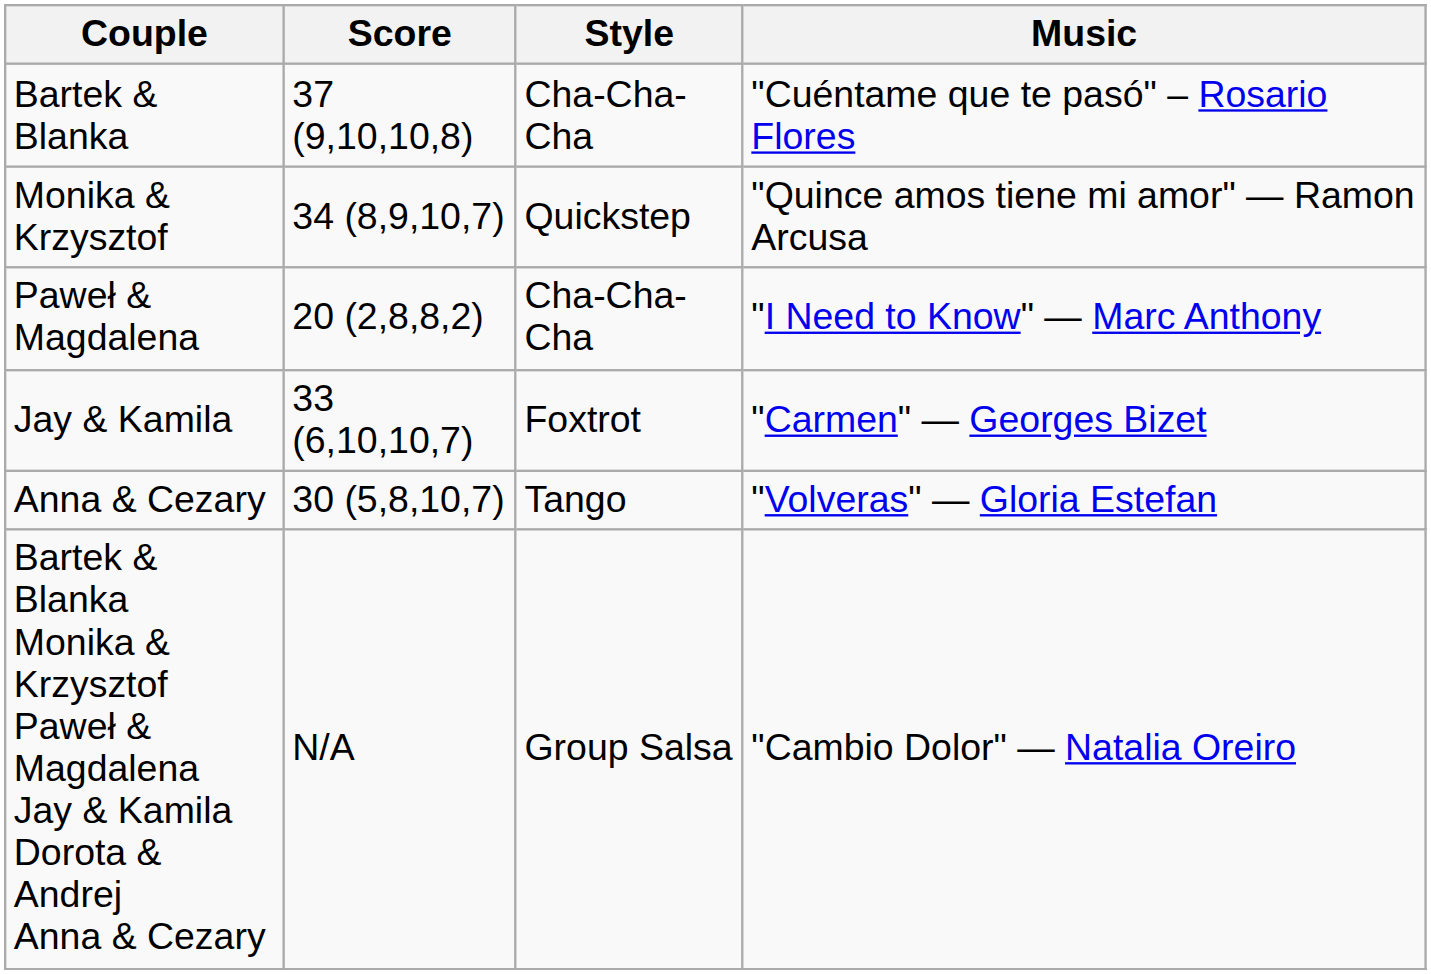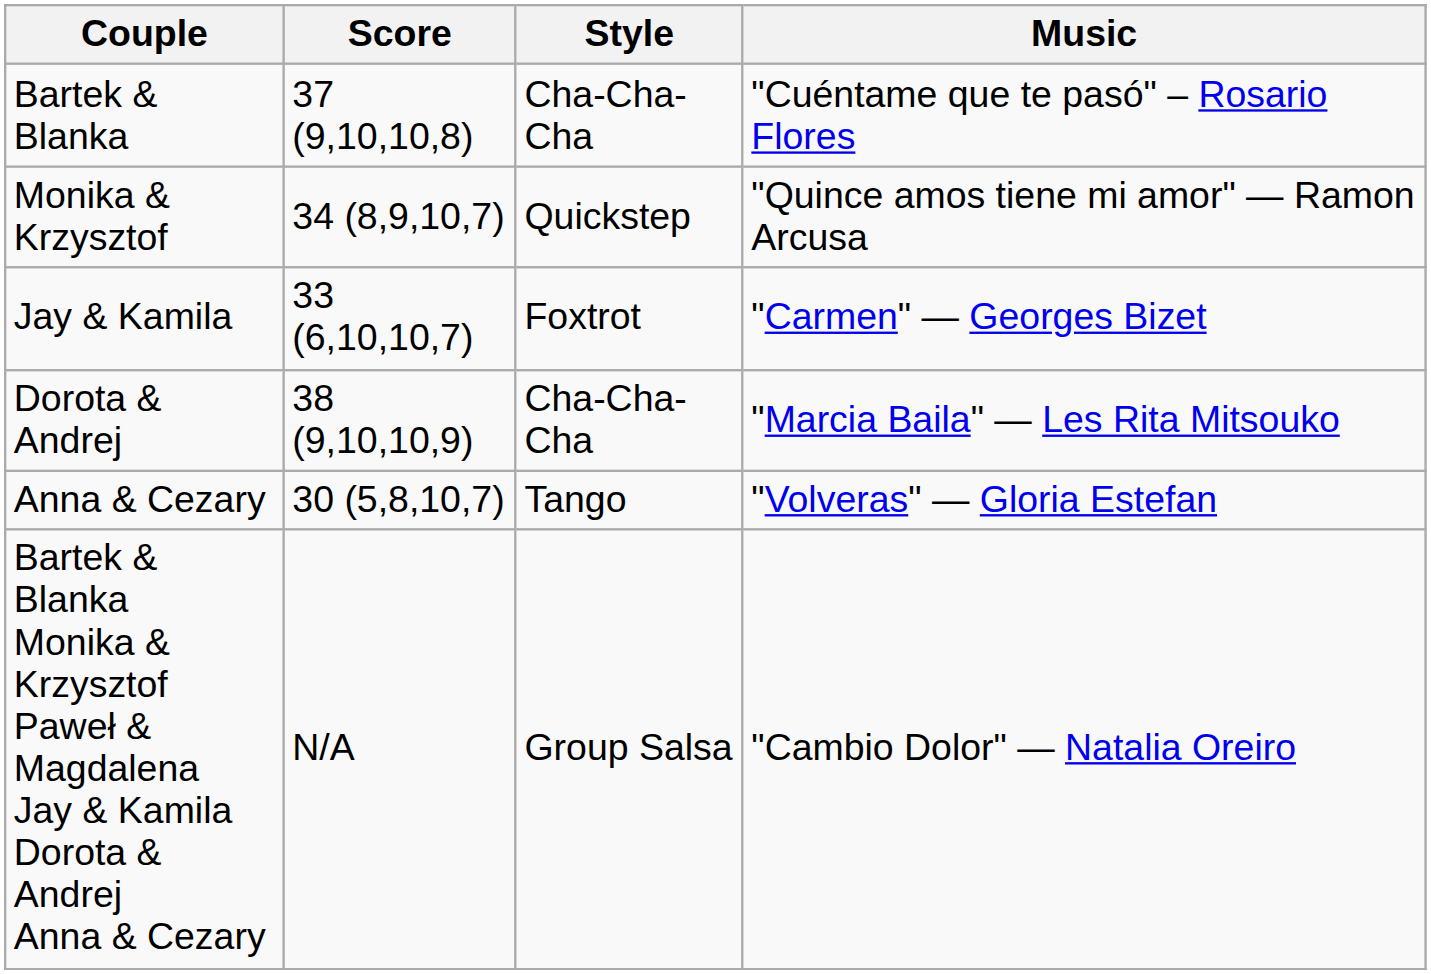- row: (106, 317)
+ row: (88, 419)
